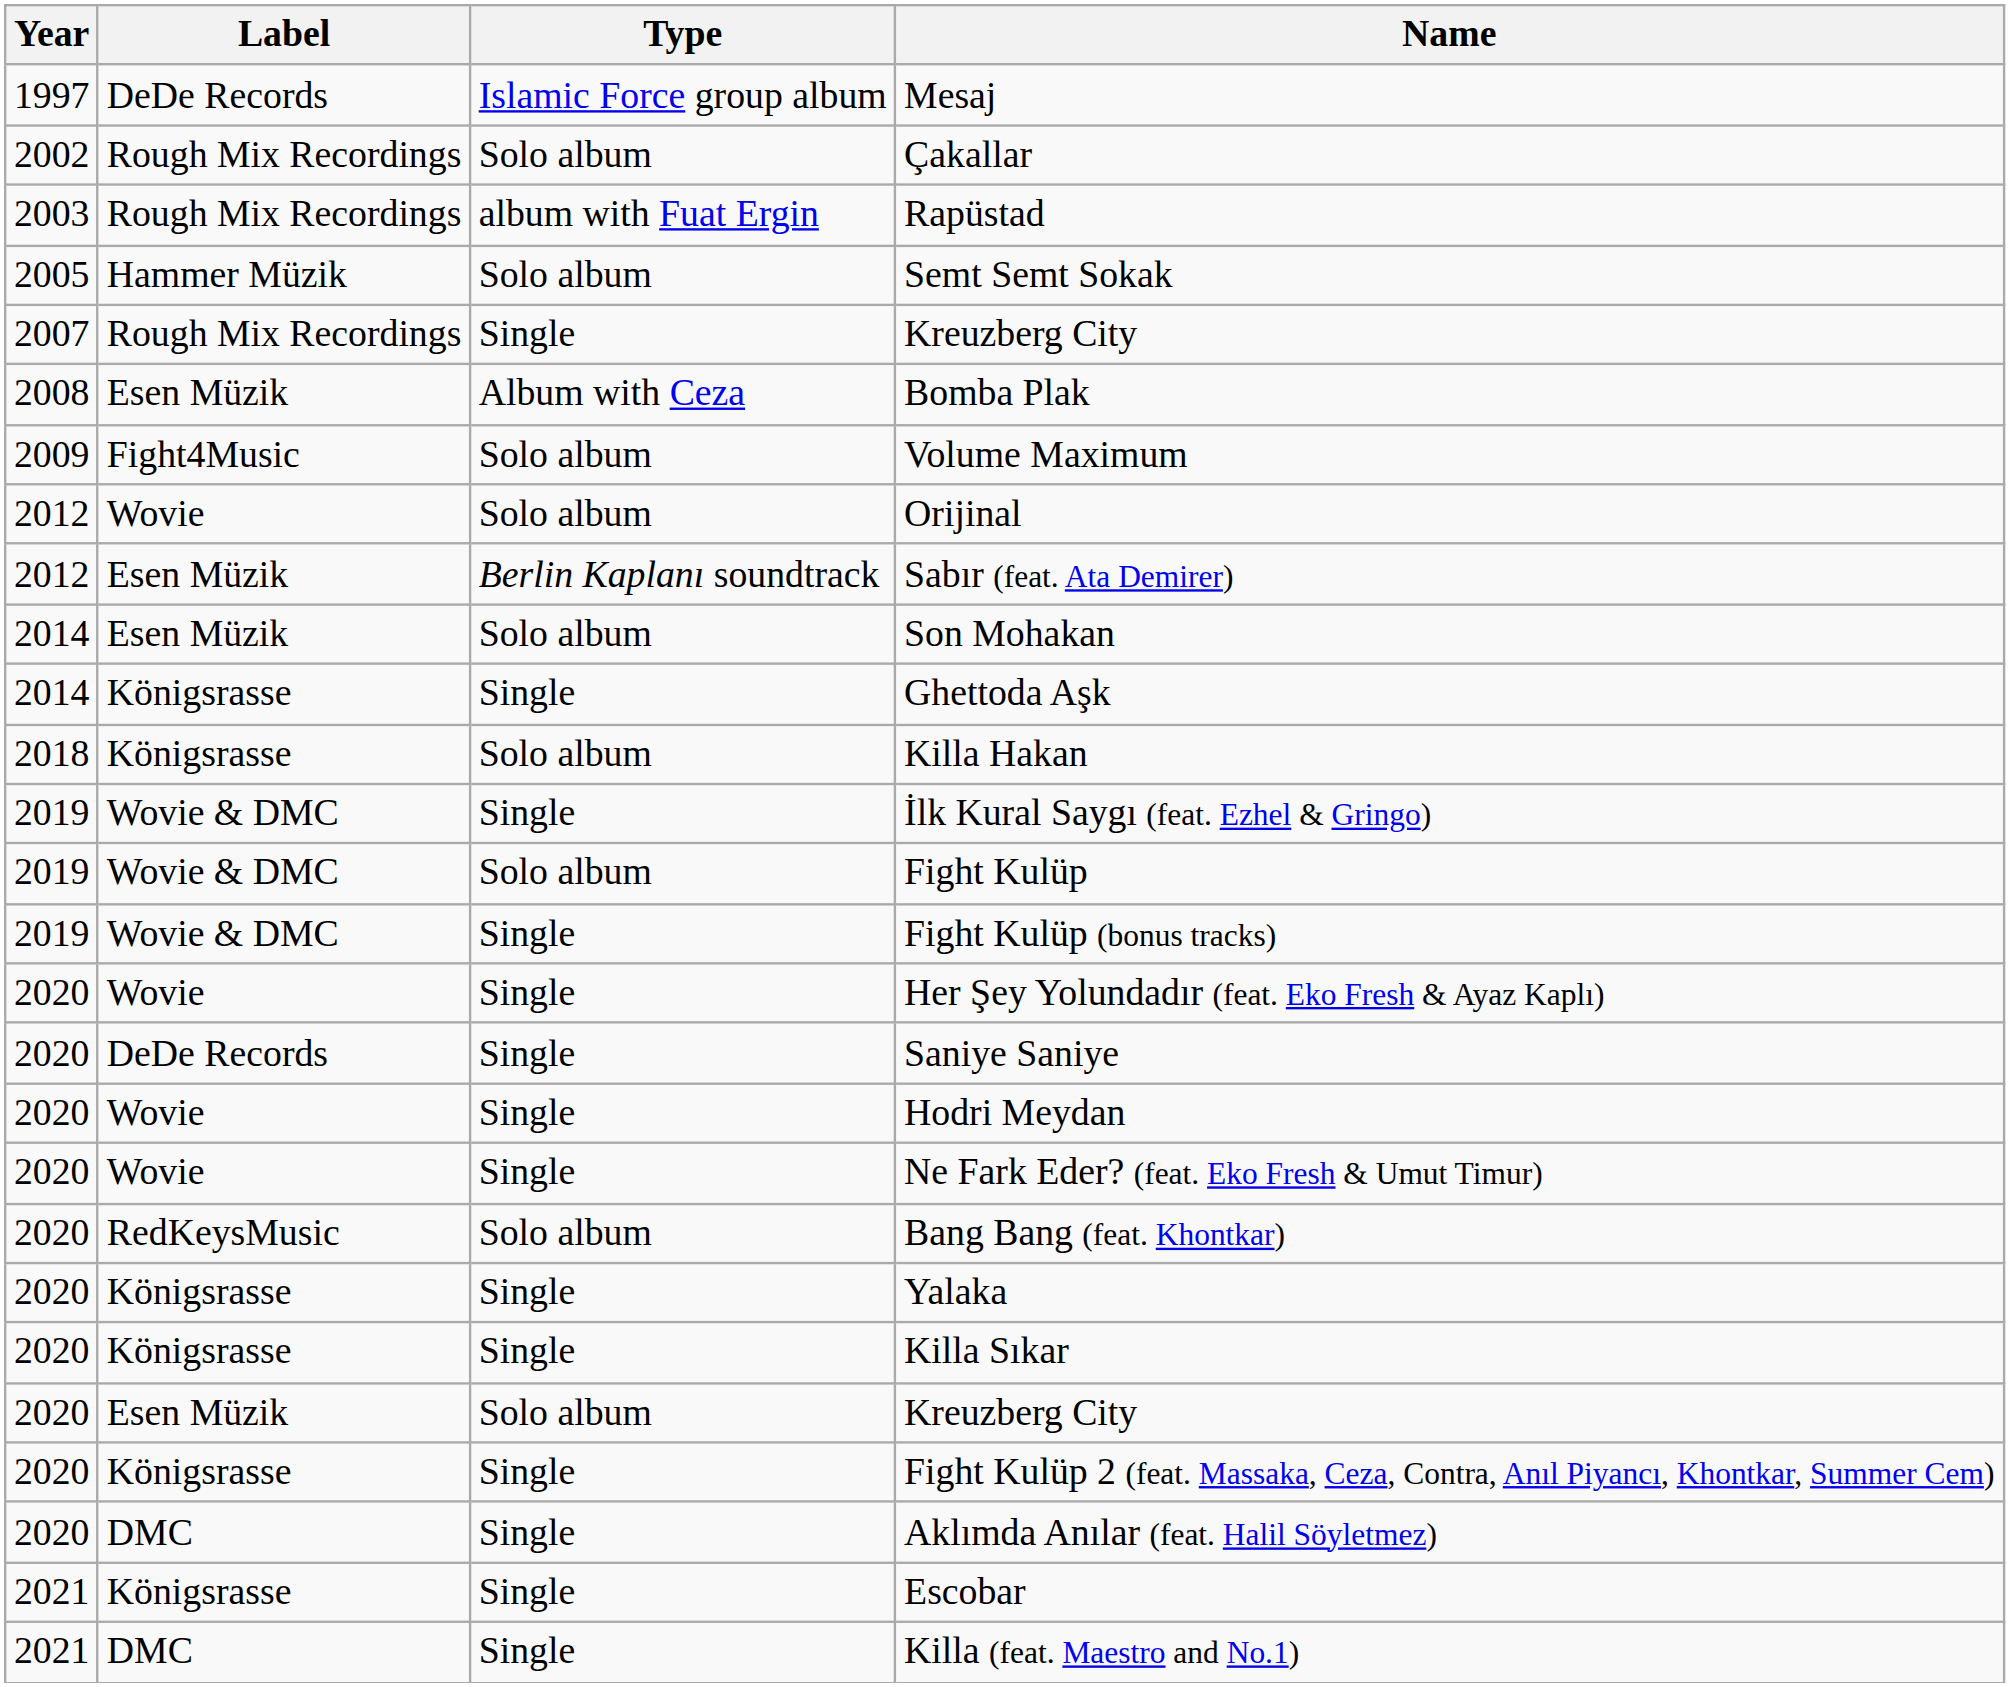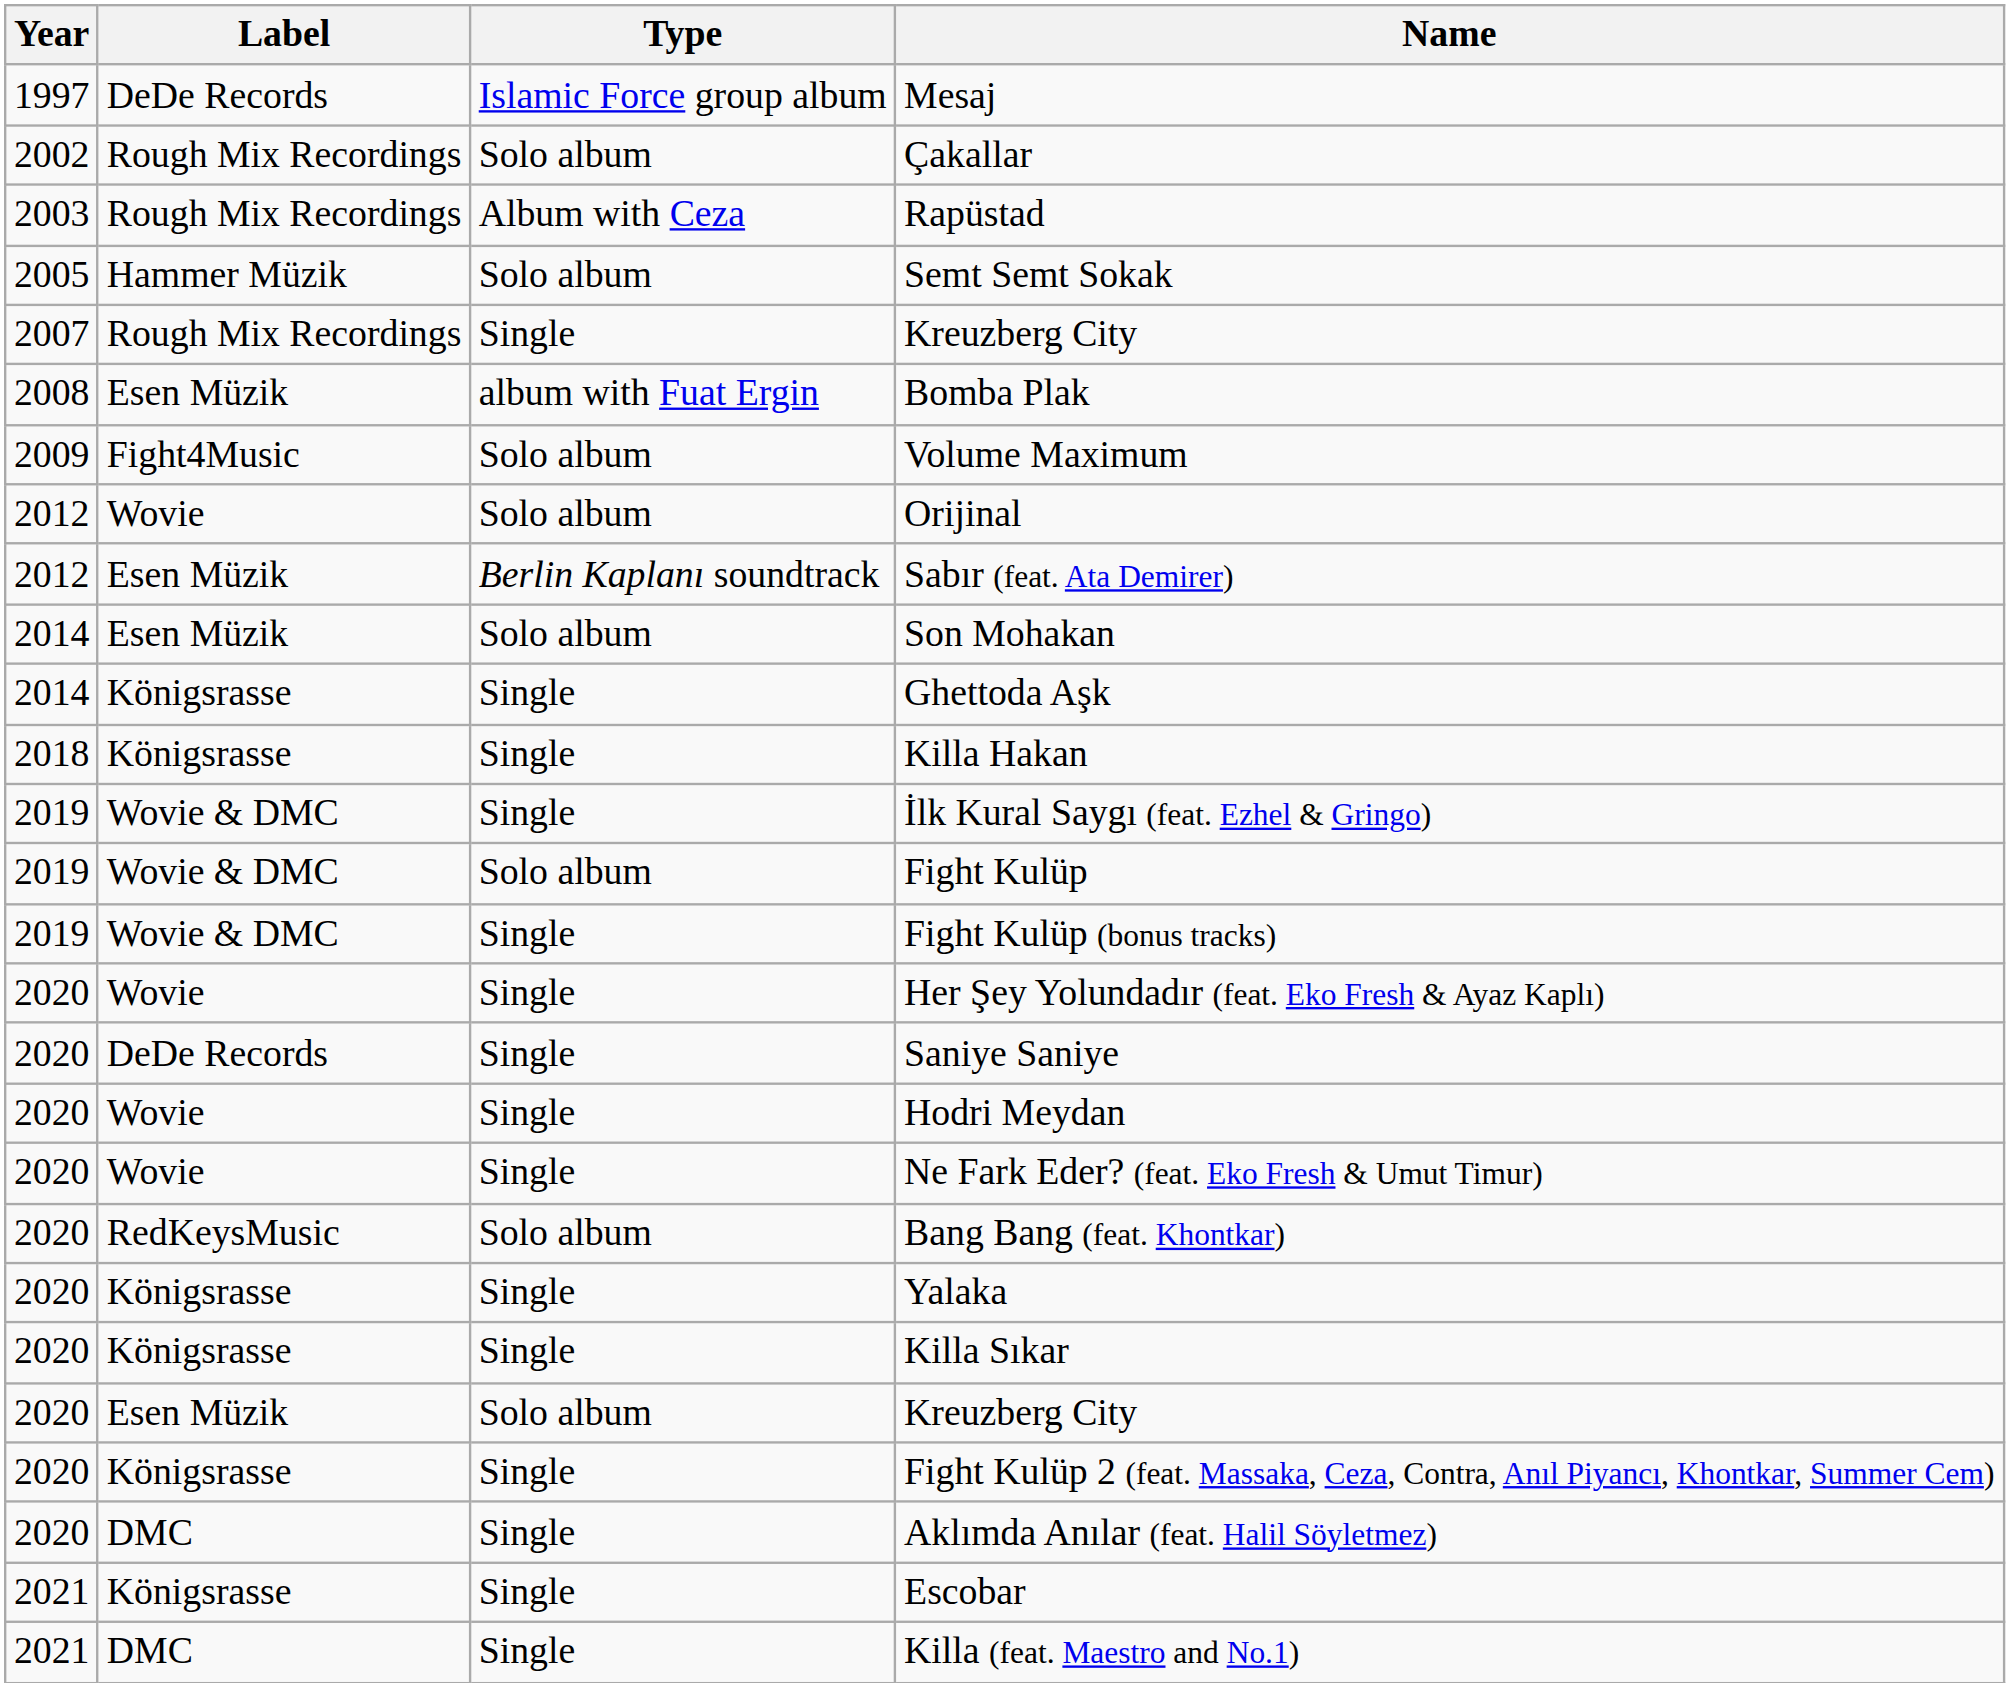(649, 214) album with Fuat Ergin -> (612, 214) Album with Ceza
(612, 393) Album with Ceza -> (649, 393) album with Fuat Ergin
(565, 753) Solo album -> (527, 753) Single
